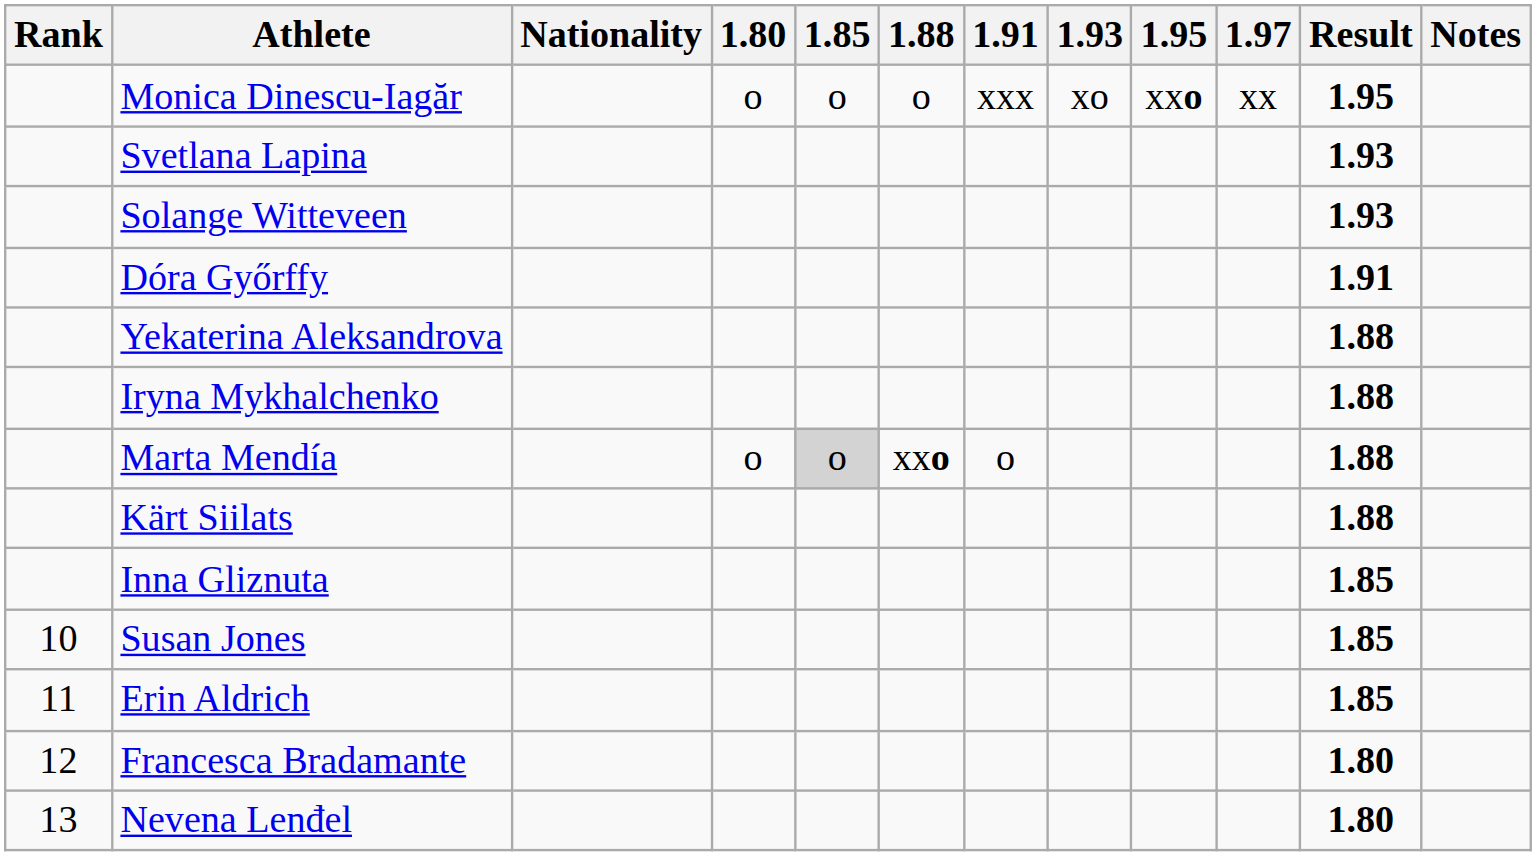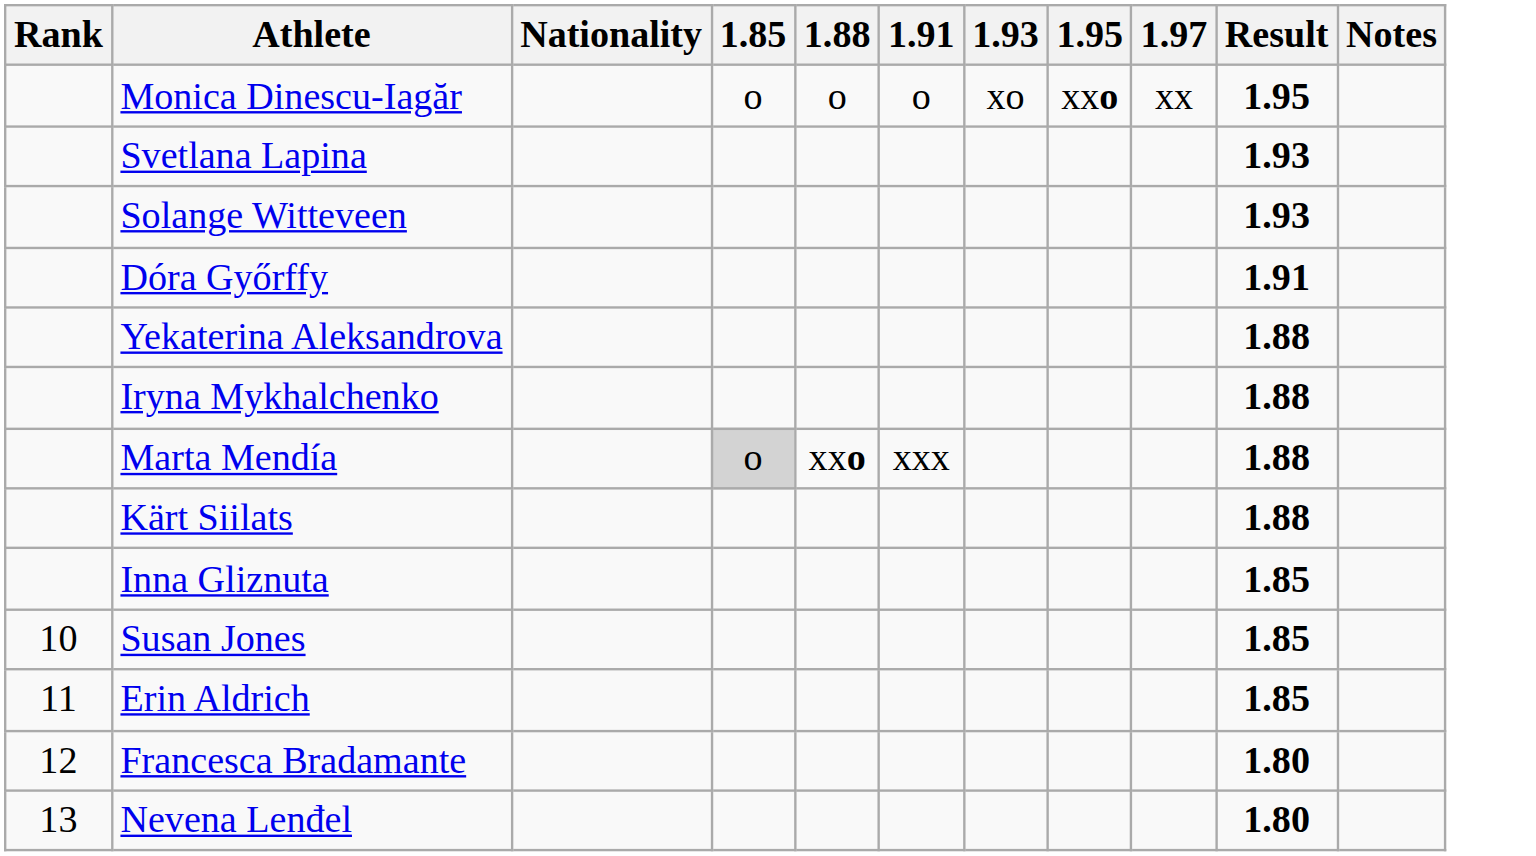- column: (753, 34)
(1006, 95) xxx -> (921, 95) o
(1006, 457) o -> (921, 457) xxx
